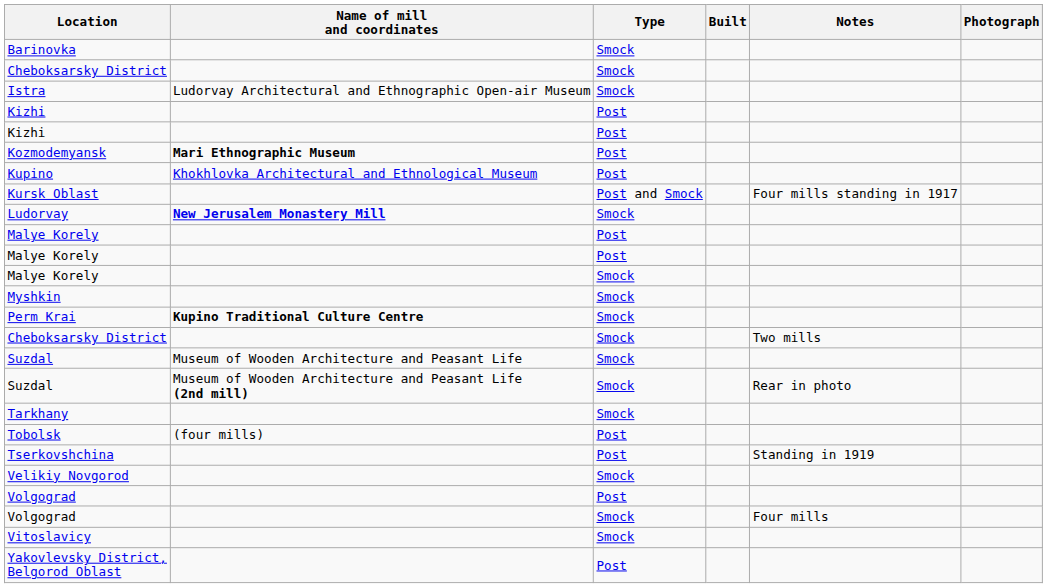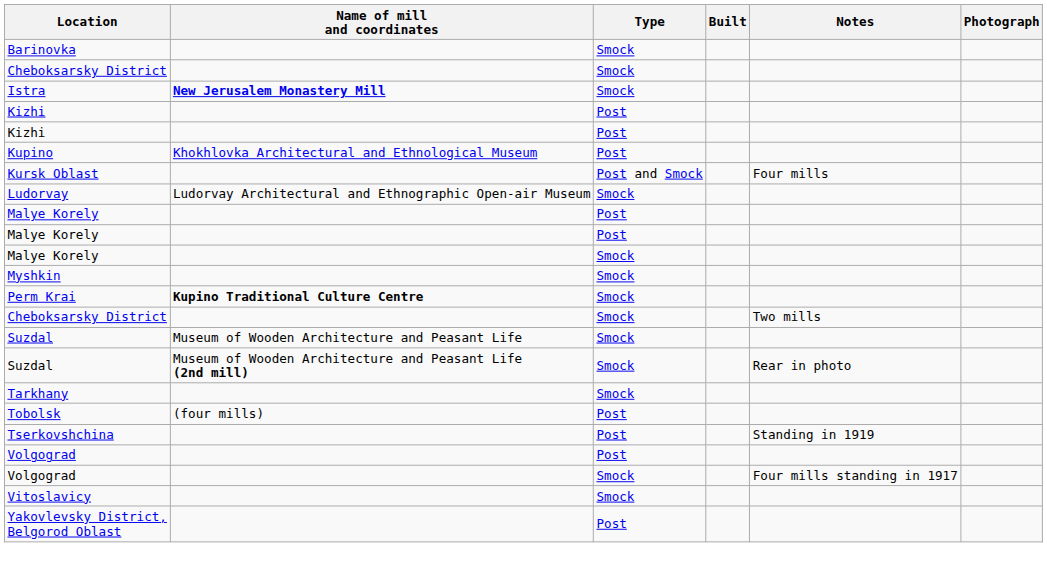(382, 91) Ludorvay Architectural and Ethnographic Open-air Museum -> (279, 91) New Jerusalem Monastery Mill
- row: (57, 153)
(855, 194) Four mills standing in 1917 -> (791, 173) Four mills
(279, 214) New Jerusalem Monastery Mill -> (382, 194) Ludorvay Architectural and Ethnographic Open-air Museum
- row: (68, 475)
(791, 517) Four mills -> (855, 475) Four mills standing in 1917
